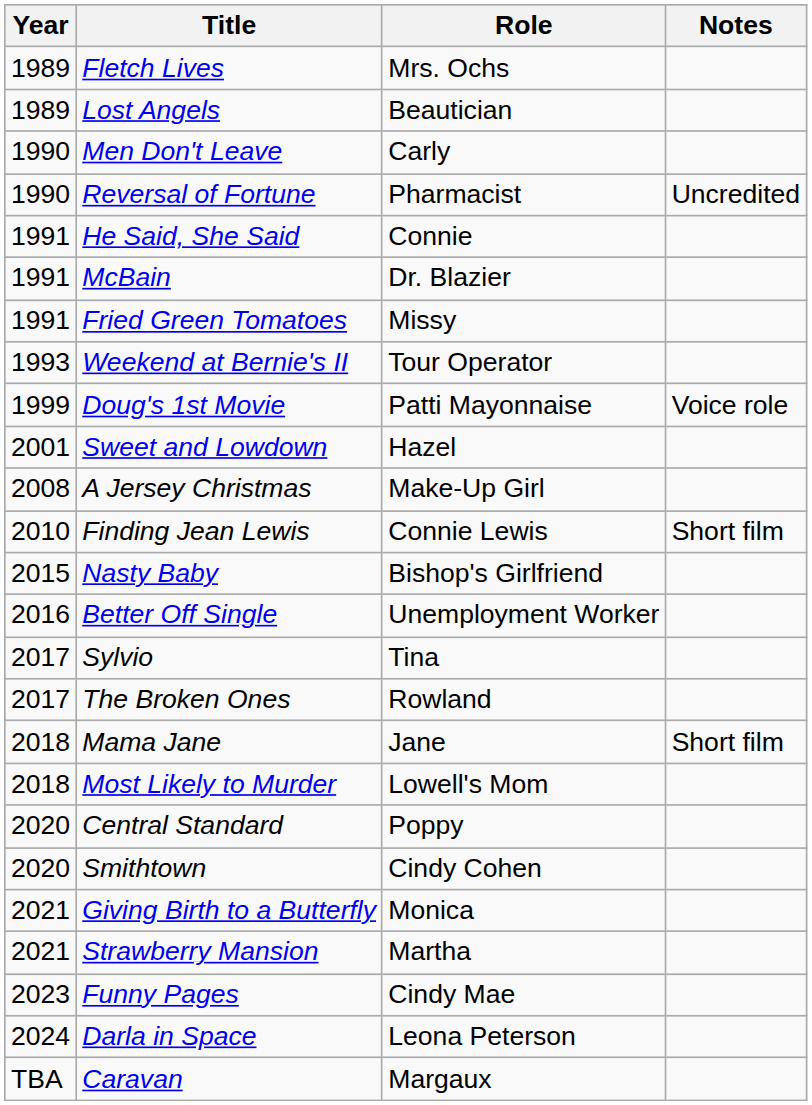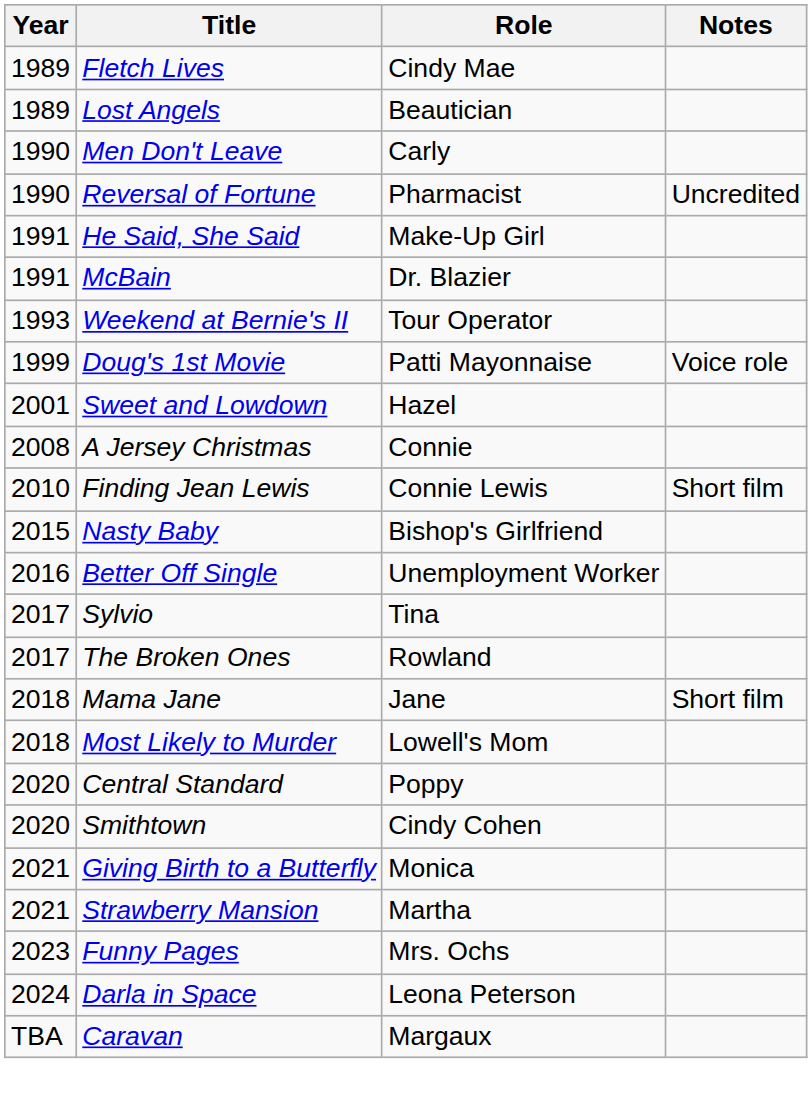(449, 67) Mrs. Ochs -> (452, 67) Cindy Mae
(430, 236) Connie -> (467, 236) Make-Up Girl
- row: (215, 320)
(467, 488) Make-Up Girl -> (430, 446) Connie
(452, 994) Cindy Mae -> (449, 952) Mrs. Ochs
